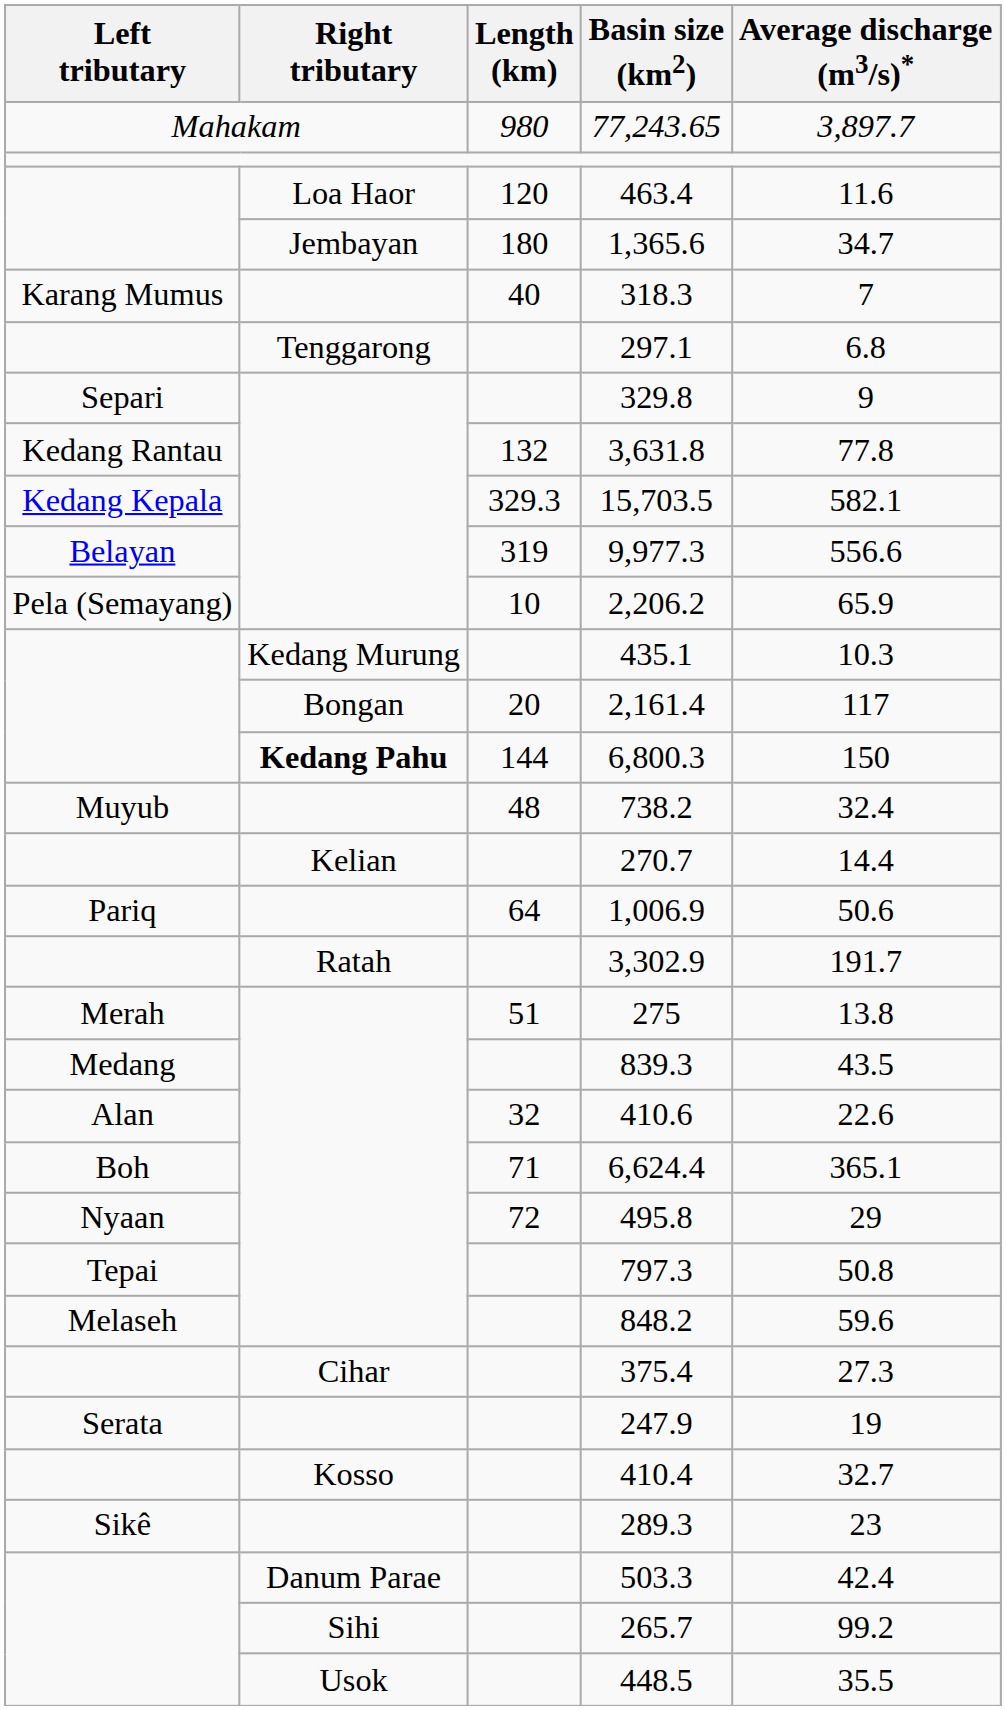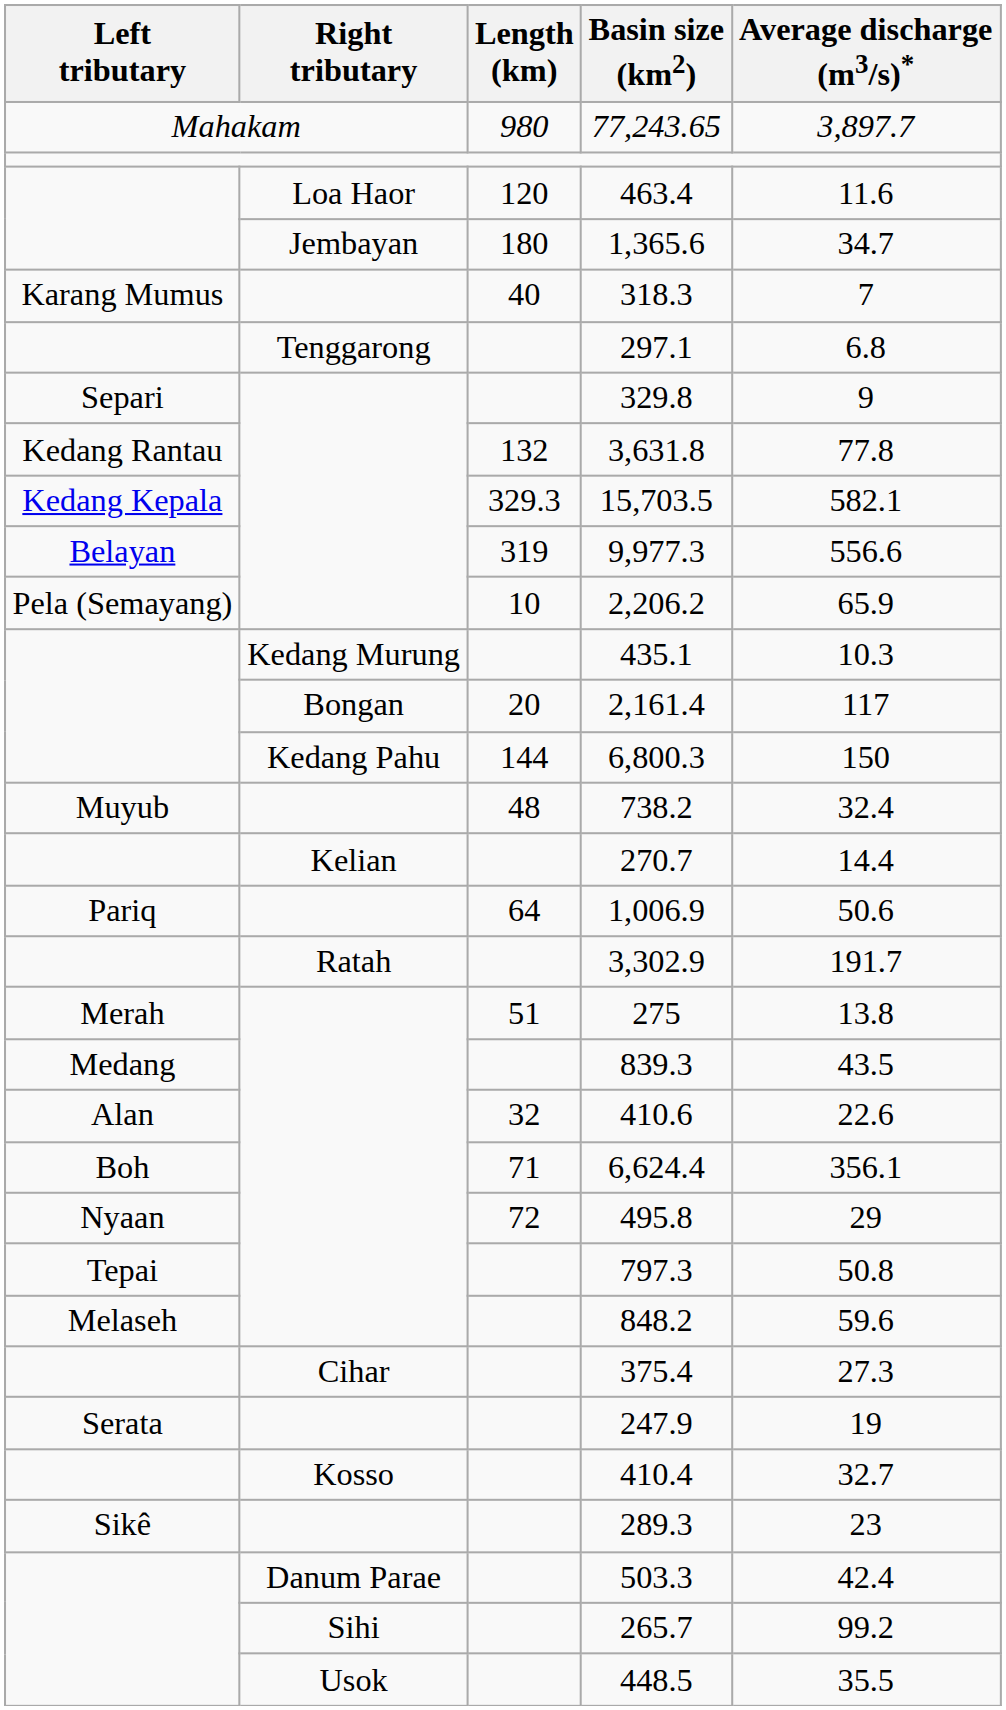(354, 756) bold -> (354, 756) normal
(866, 1166) 365.1 -> (866, 1166) 356.1
